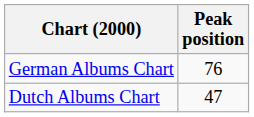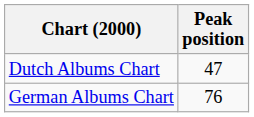rows swapped: (84, 97) <-> (91, 68)
